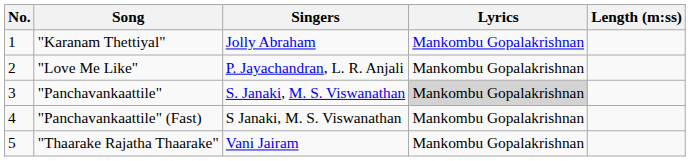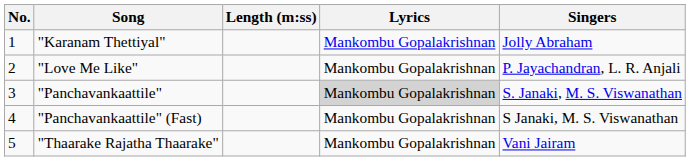columns swapped: (316, 17) <-> (637, 17)
